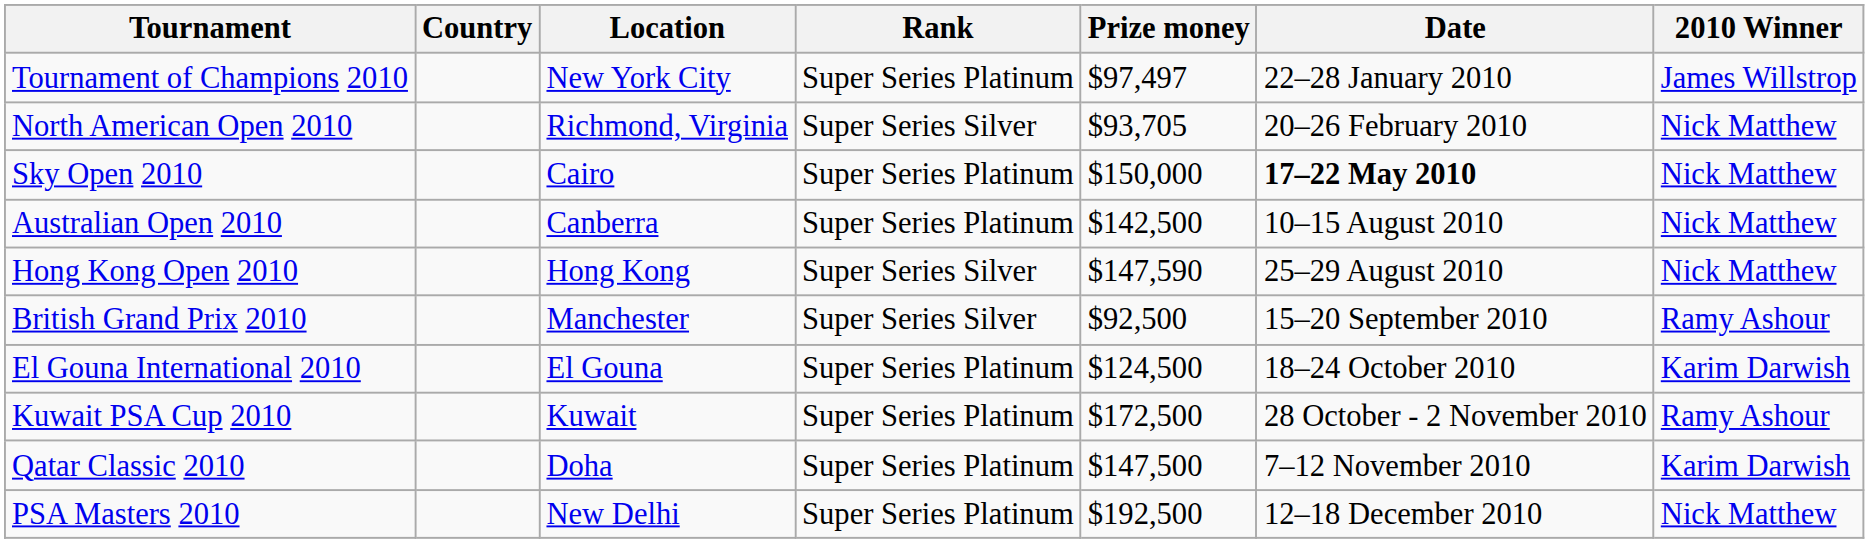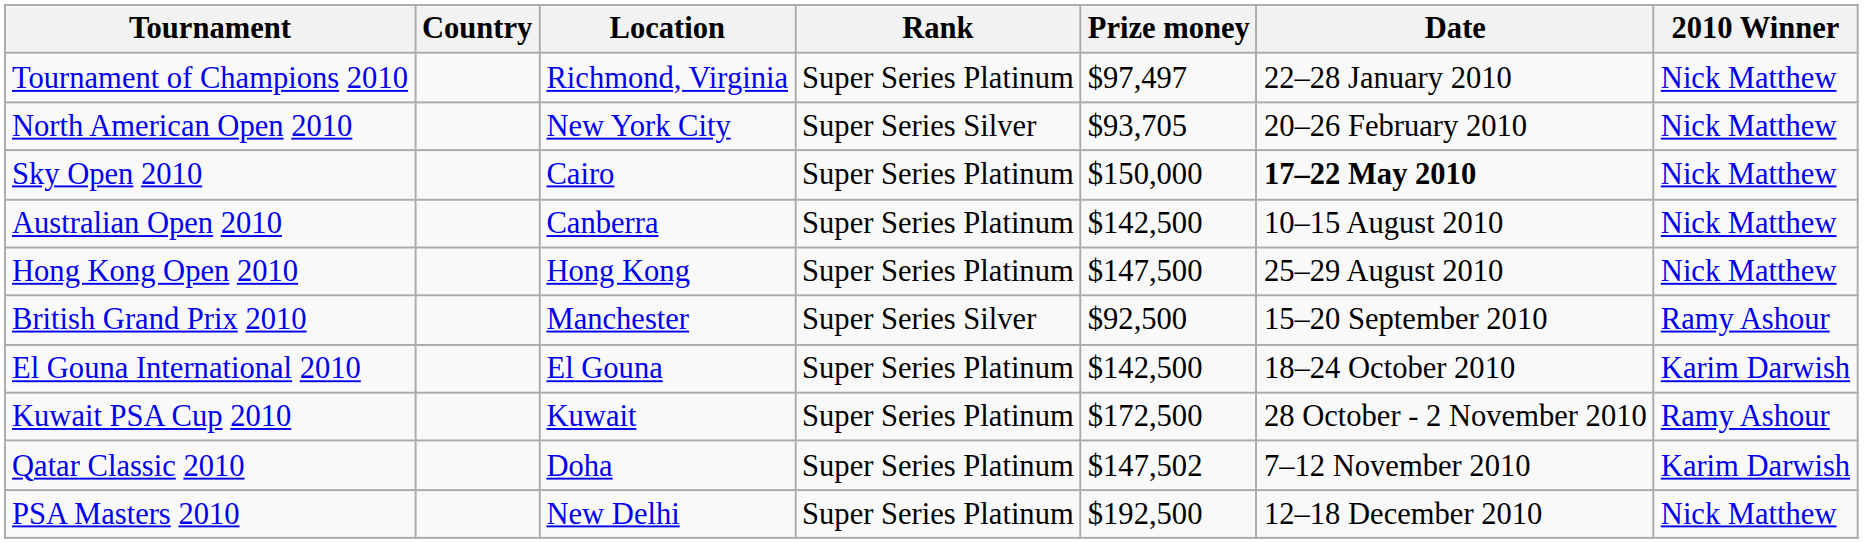(639, 77) New York City -> (667, 77) Richmond, Virginia
(1759, 77) James Willstrop -> (1749, 77) Nick Matthew
(667, 125) Richmond, Virginia -> (639, 125) New York City
(919, 271) Super Series Silver -> (938, 271) Super Series Platinum
(1145, 271) $147,590 -> (1145, 271) $147,500
(1145, 367) $124,500 -> (1145, 367) $142,500
(1145, 464) $147,500 -> (1145, 464) $147,502
